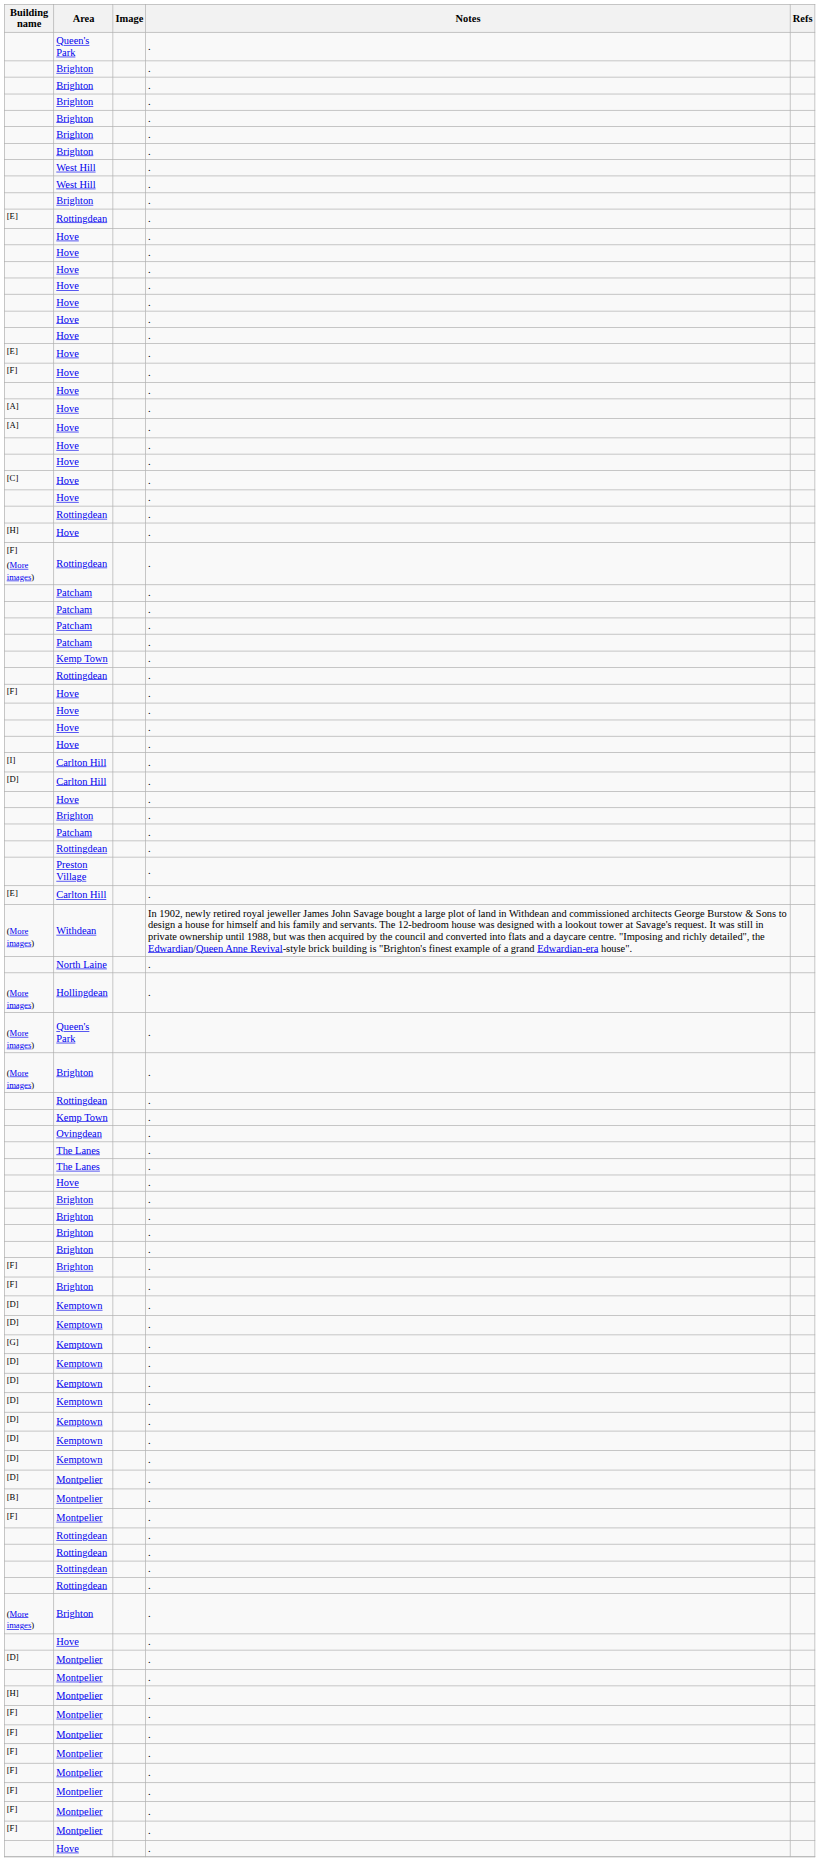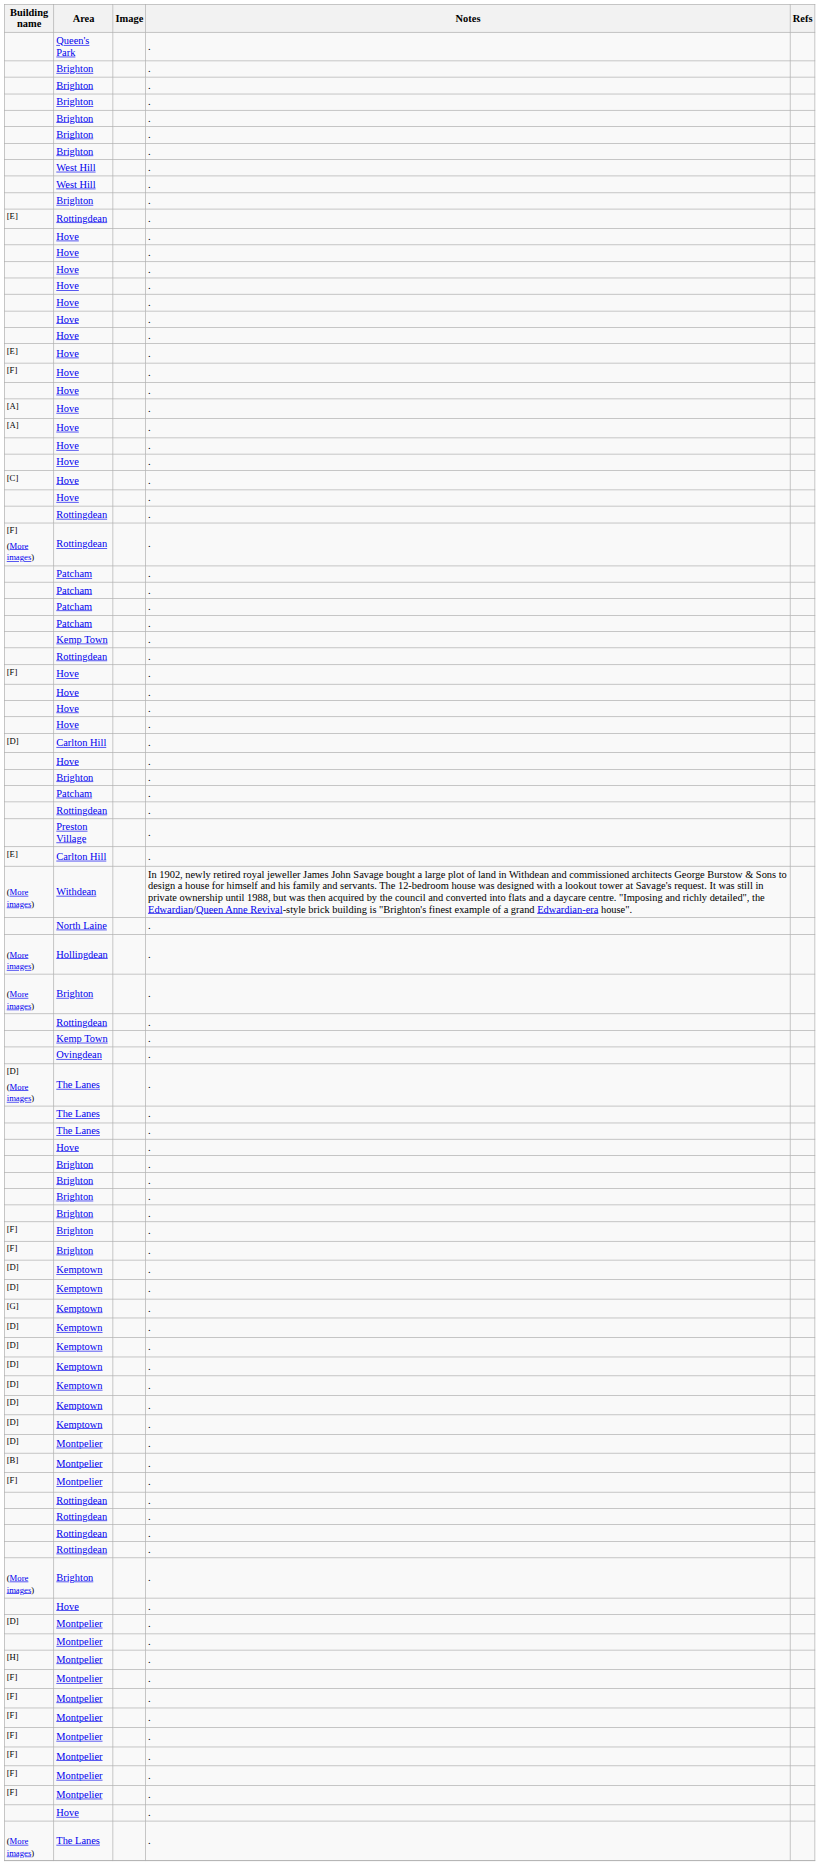- row: (13, 530)
- row: (11, 760)
- row: (20, 1039)
+ row: (20, 1085)
+ row: (20, 1847)
